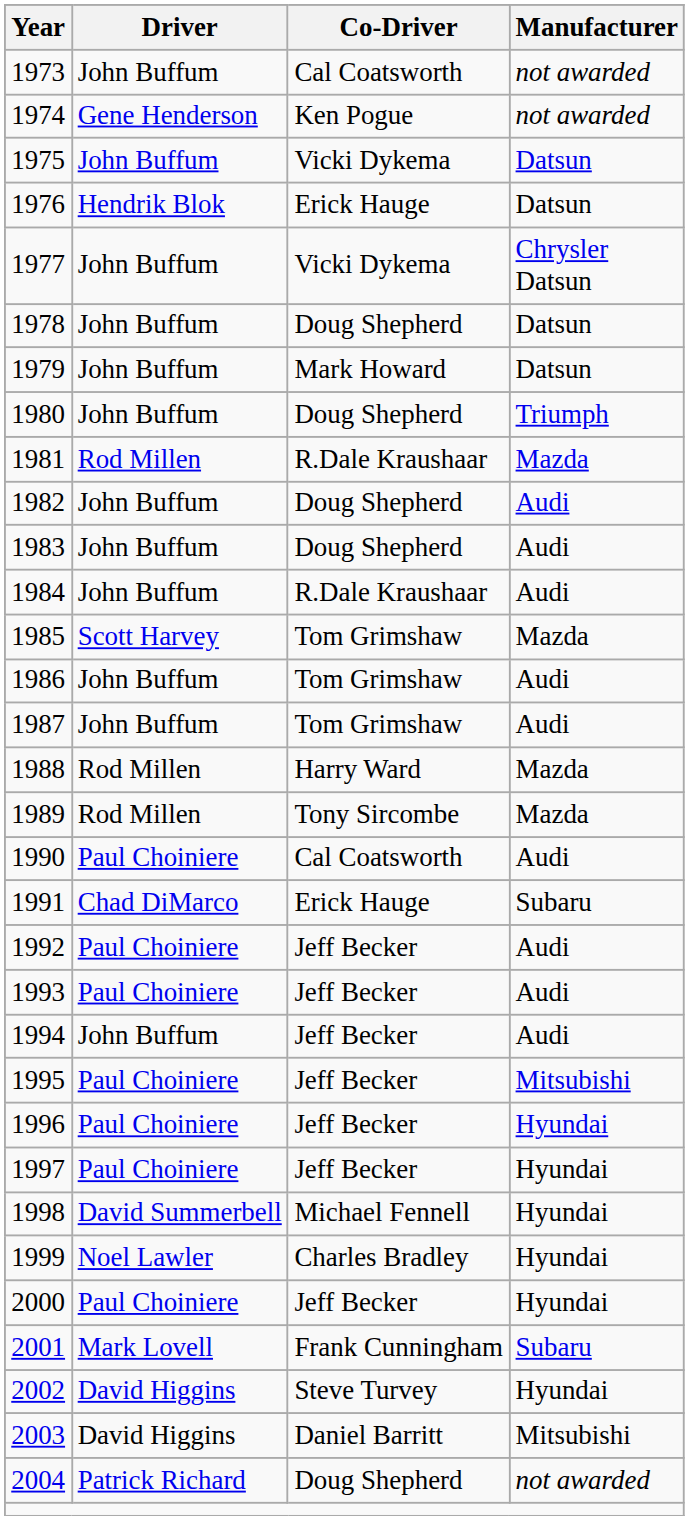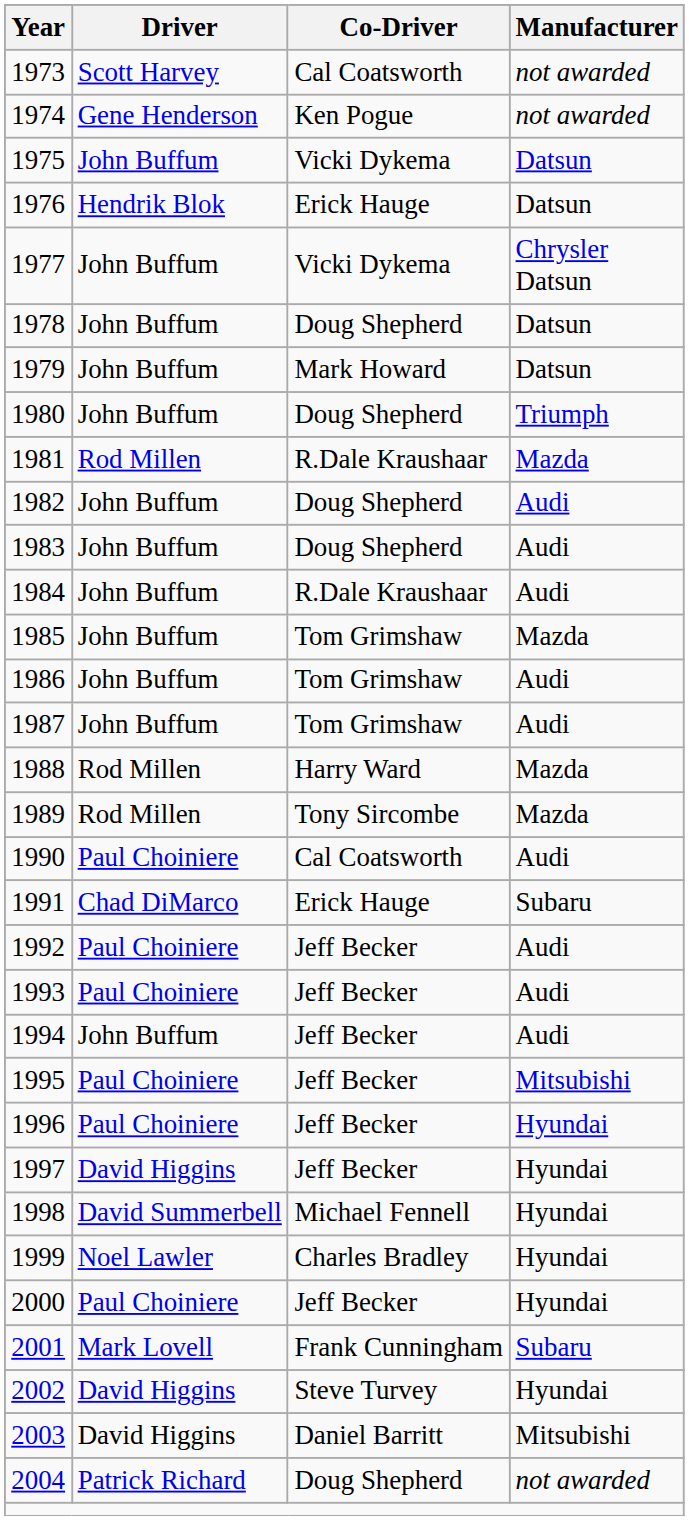(148, 71) John Buffum -> (148, 71) Scott Harvey
(148, 636) Scott Harvey -> (148, 636) John Buffum
(158, 1169) Paul Choiniere -> (157, 1169) David Higgins
